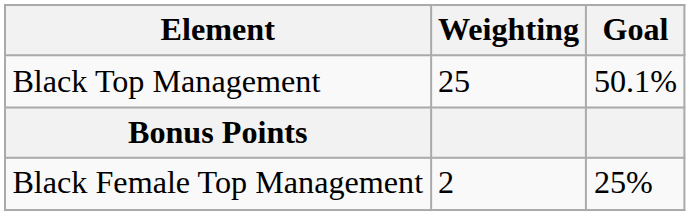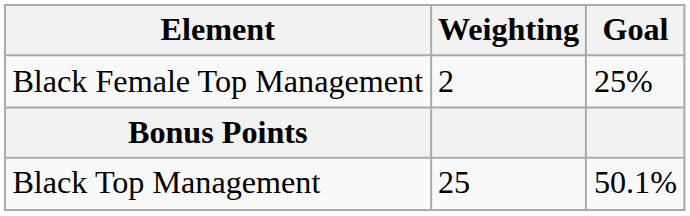rows swapped: (166, 81) <-> (218, 183)
